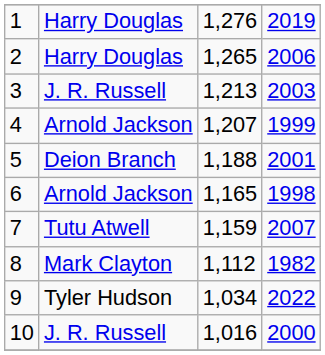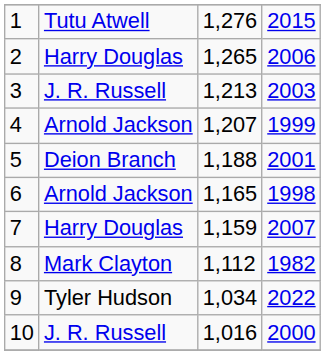(113, 21) Harry Douglas -> (97, 21) Tutu Atwell
(291, 21) 2019 -> (291, 21) 2015
(97, 228) Tutu Atwell -> (113, 228) Harry Douglas
